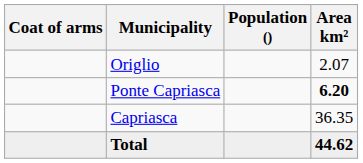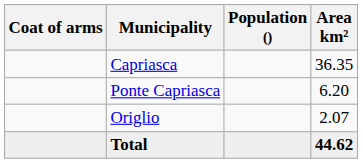rows swapped: (144, 117) <-> (135, 63)
(334, 90) bold -> (334, 90) normal
